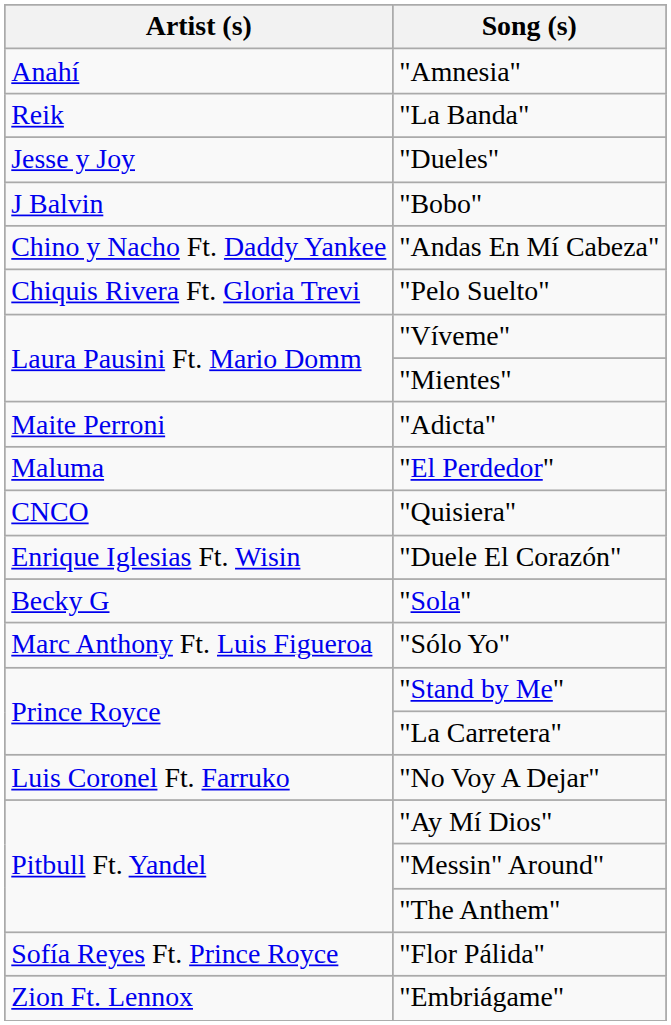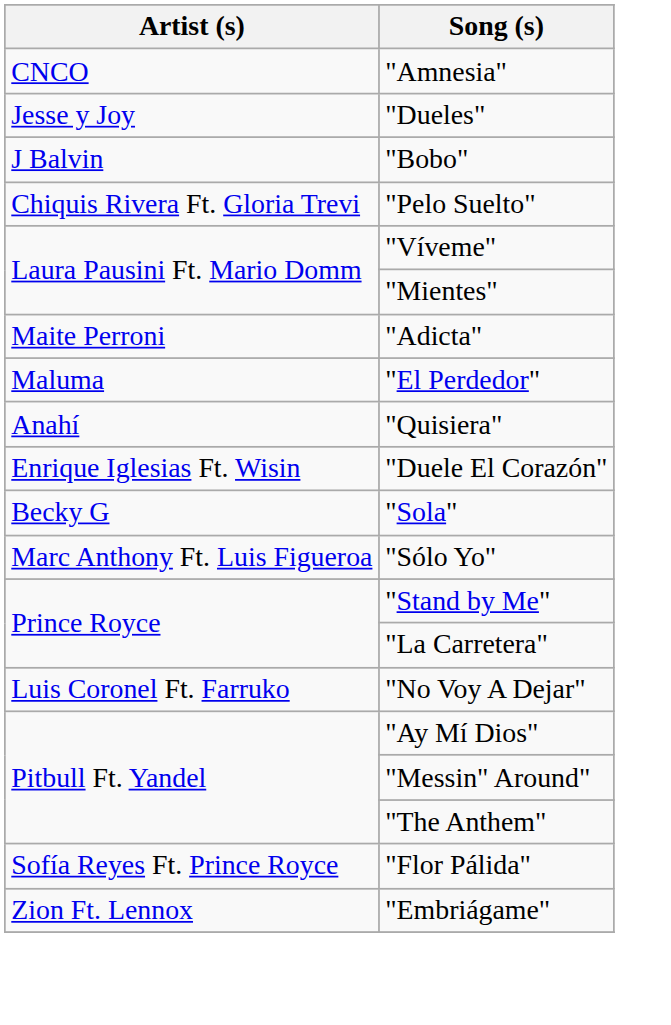(45, 70) Anahí -> (50, 70) CNCO
- row: (464, 114)
- row: (529, 247)
(50, 512) CNCO -> (45, 423) Anahí
